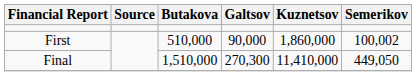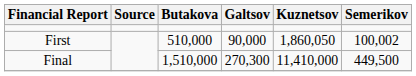(307, 41) 1,860,000 -> (307, 41) 1,860,050
(376, 61) 449,050 -> (376, 61) 449,500
